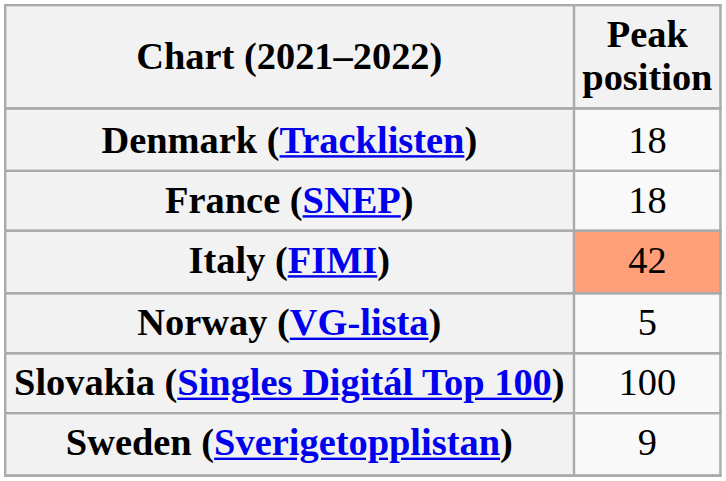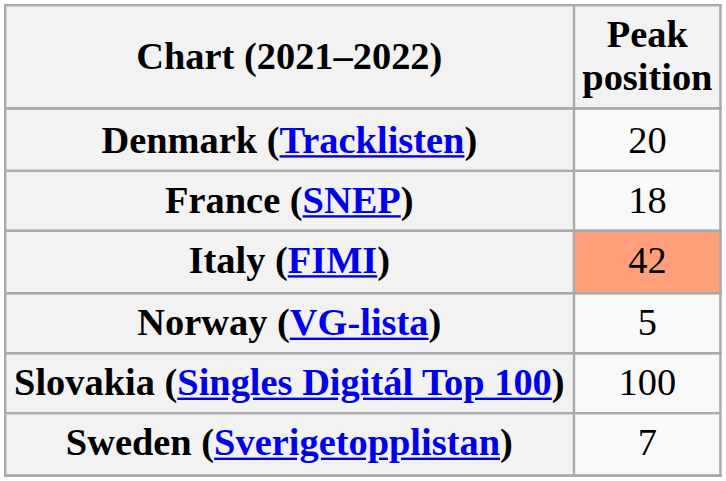(647, 139) 18 -> (647, 139) 20
(647, 443) 9 -> (647, 443) 7
